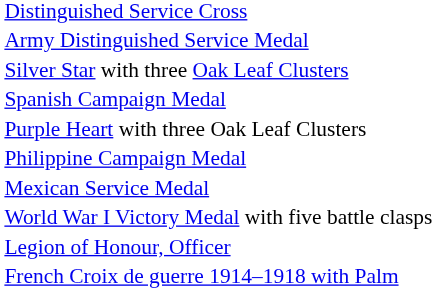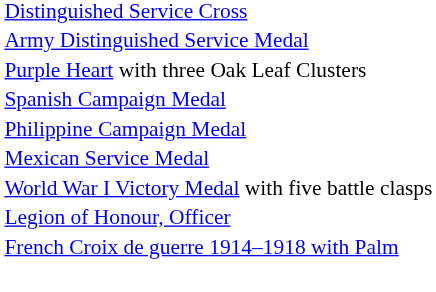- row: (176, 69)
rows swapped: (185, 128) <-> (115, 99)
